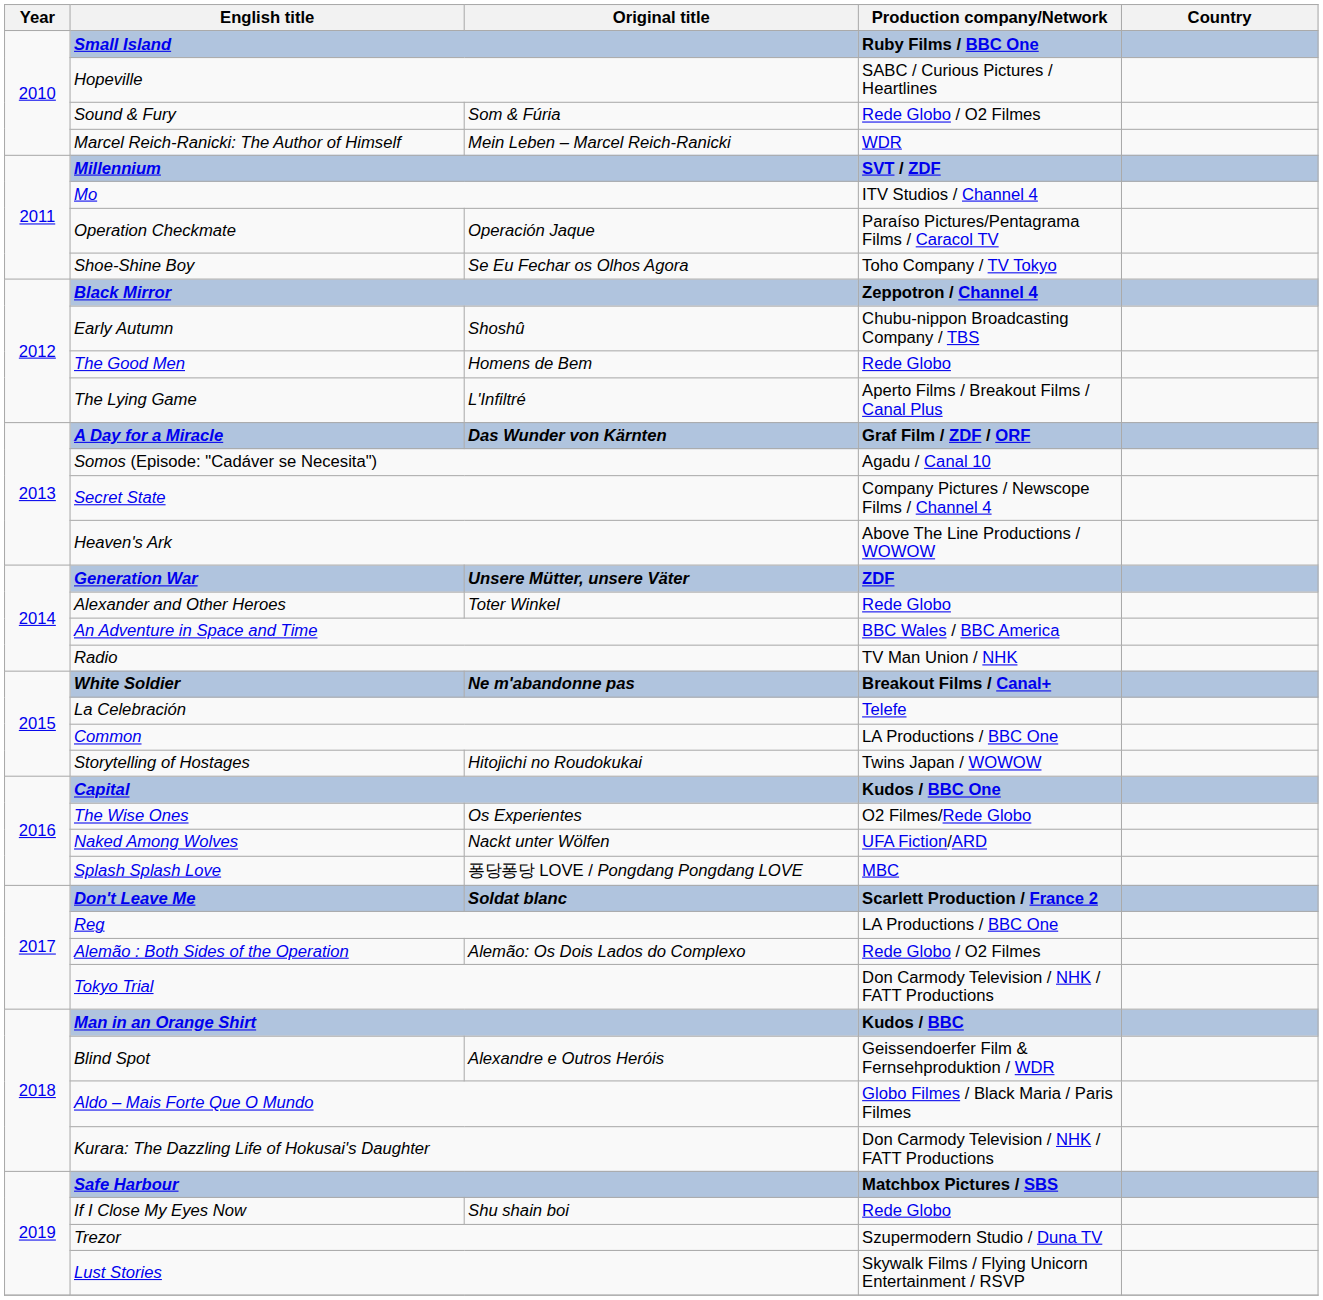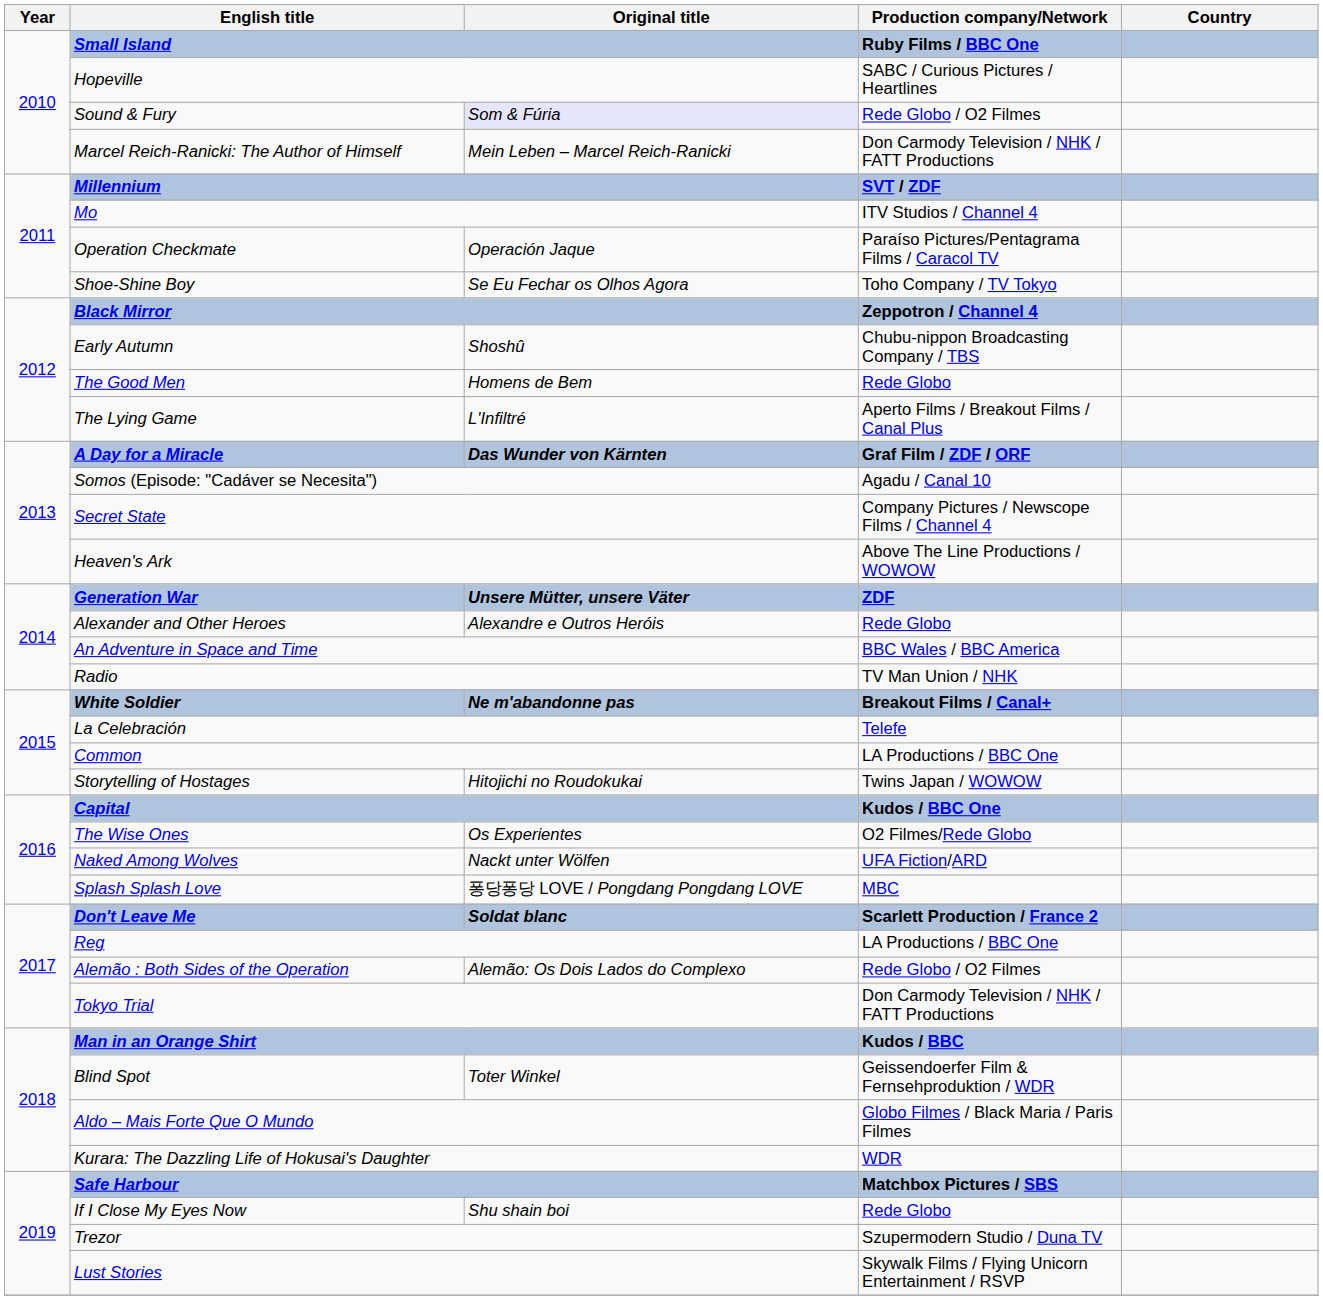(514, 115) no background -> (514, 115) lavender background
(882, 141) WDR -> (981, 151) Don Carmody Television / NHK / FATT Productions
(514, 605) Toter Winkel -> (566, 623) Alexandre e Outros Heróis
(566, 1058) Alexandre e Outros Heróis -> (514, 1077) Toter Winkel
(981, 1148) Don Carmody Television / NHK / FATT Productions -> (882, 1158) WDR
